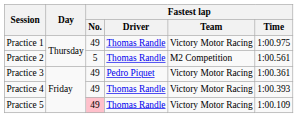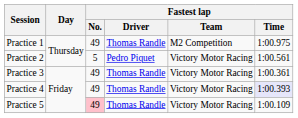(211, 42) Victory Motor Racing -> (201, 42) M2 Competition
(136, 58) Thomas Randle -> (130, 58) Pedro Piquet
(201, 58) M2 Competition -> (211, 58) Victory Motor Racing
(130, 73) Pedro Piquet -> (136, 73) Thomas Randle
(274, 89) no background -> (274, 89) lavender background
